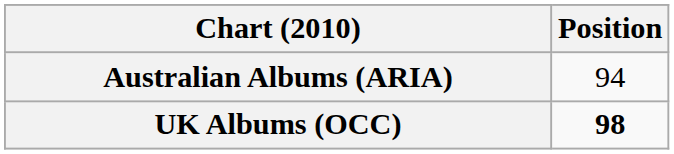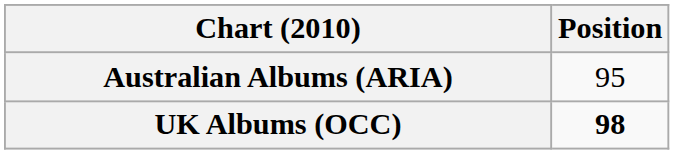(610, 76) 94 -> (610, 76) 95
